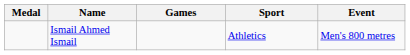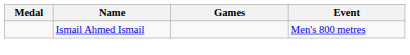- column: (272, 12)
